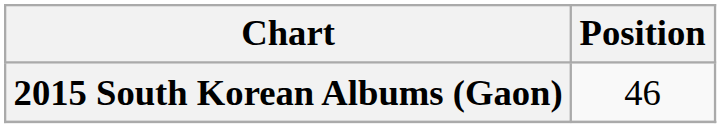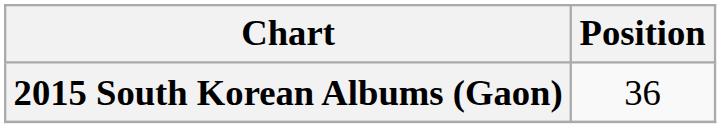(643, 91) 46 -> (643, 91) 36
